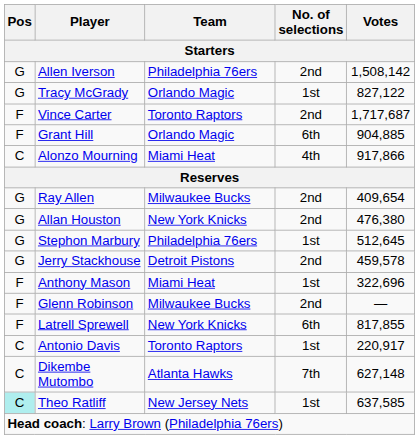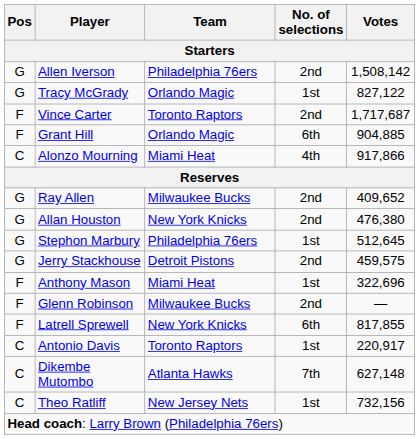(381, 198) 409,654 -> (381, 198) 409,652
(381, 261) 459,578 -> (381, 261) 459,575
(20, 402) paleturquoise background -> (20, 402) no background
(381, 402) 637,585 -> (381, 402) 732,156
